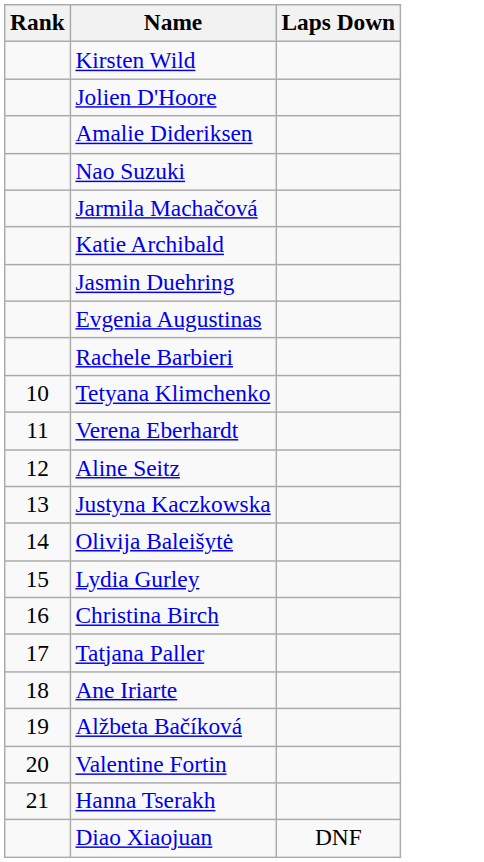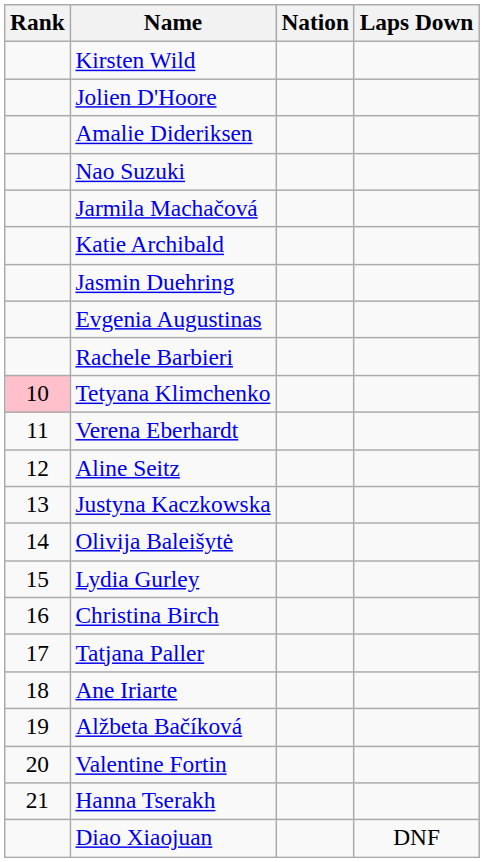+ column: (315, 23)
(37, 393) no background -> (37, 393) pink background
